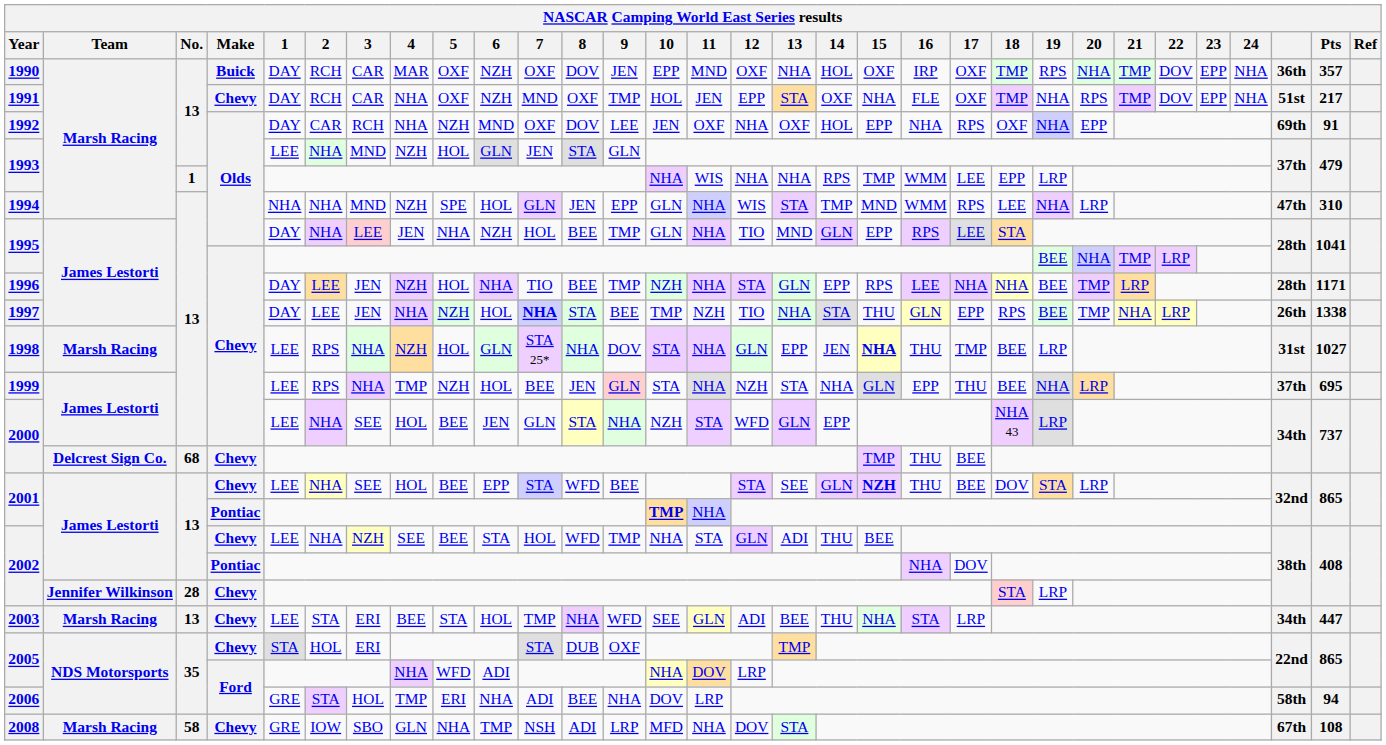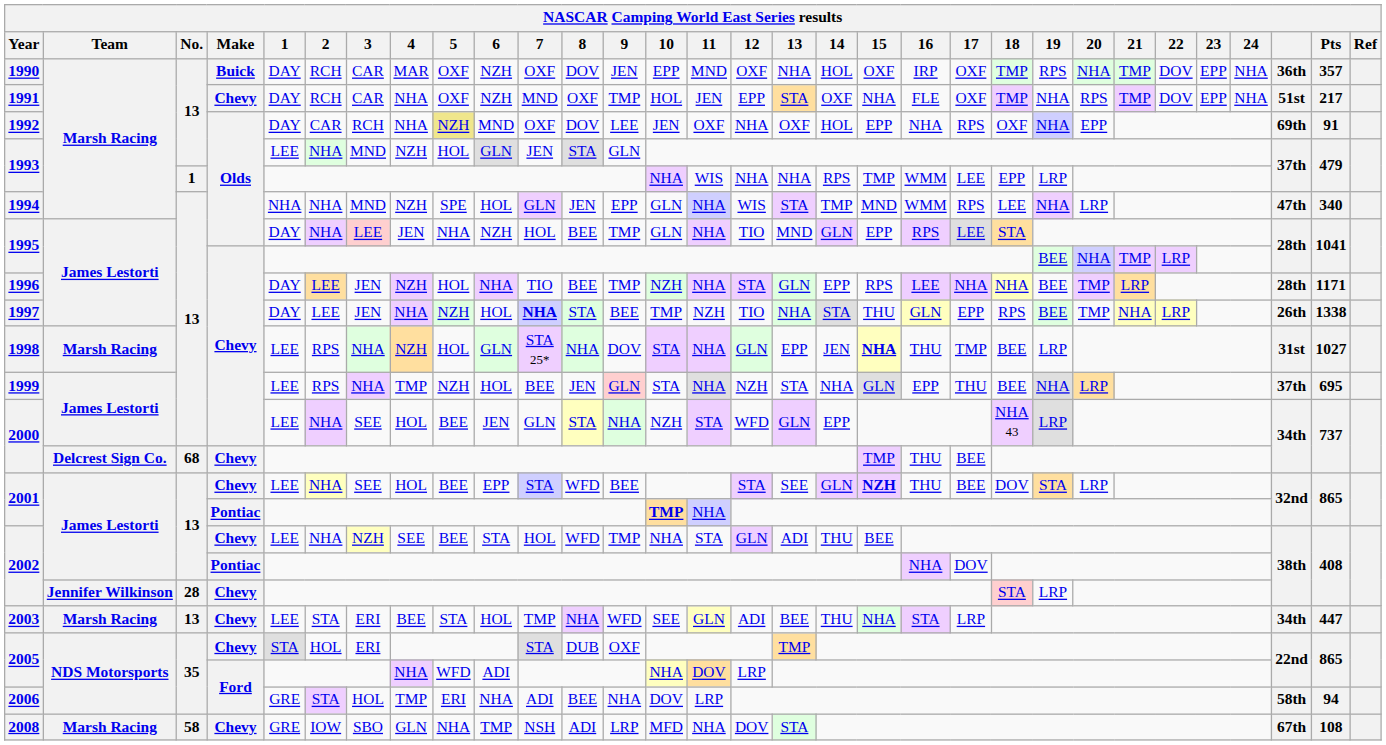(453, 125) no background -> (453, 125) khaki background
(1331, 205) 310 -> (1331, 205) 340
